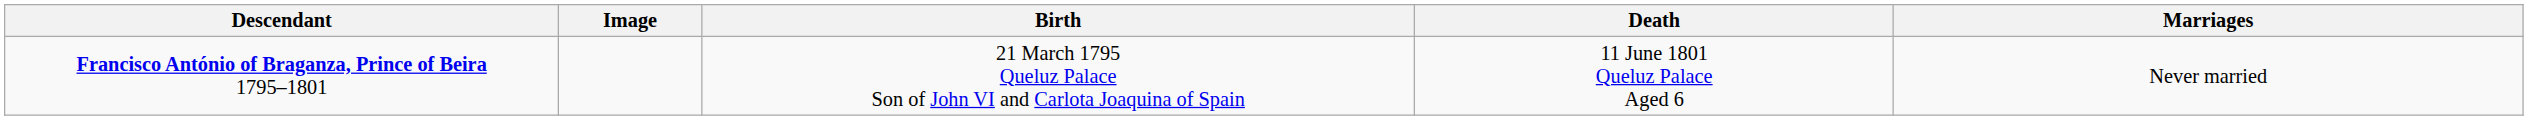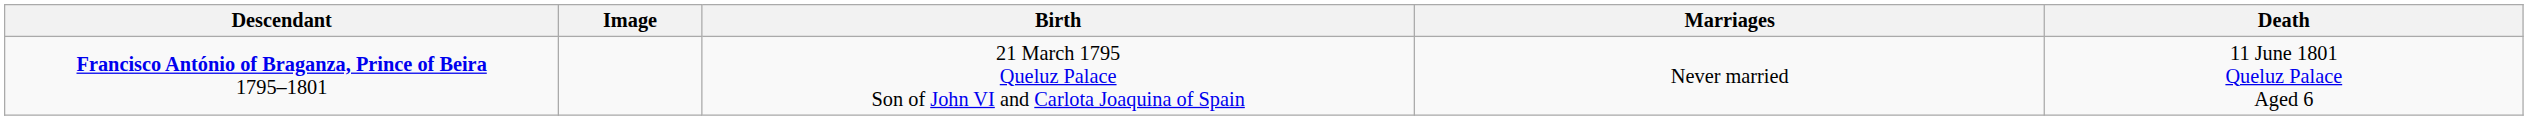columns swapped: (2208, 20) <-> (1654, 20)
